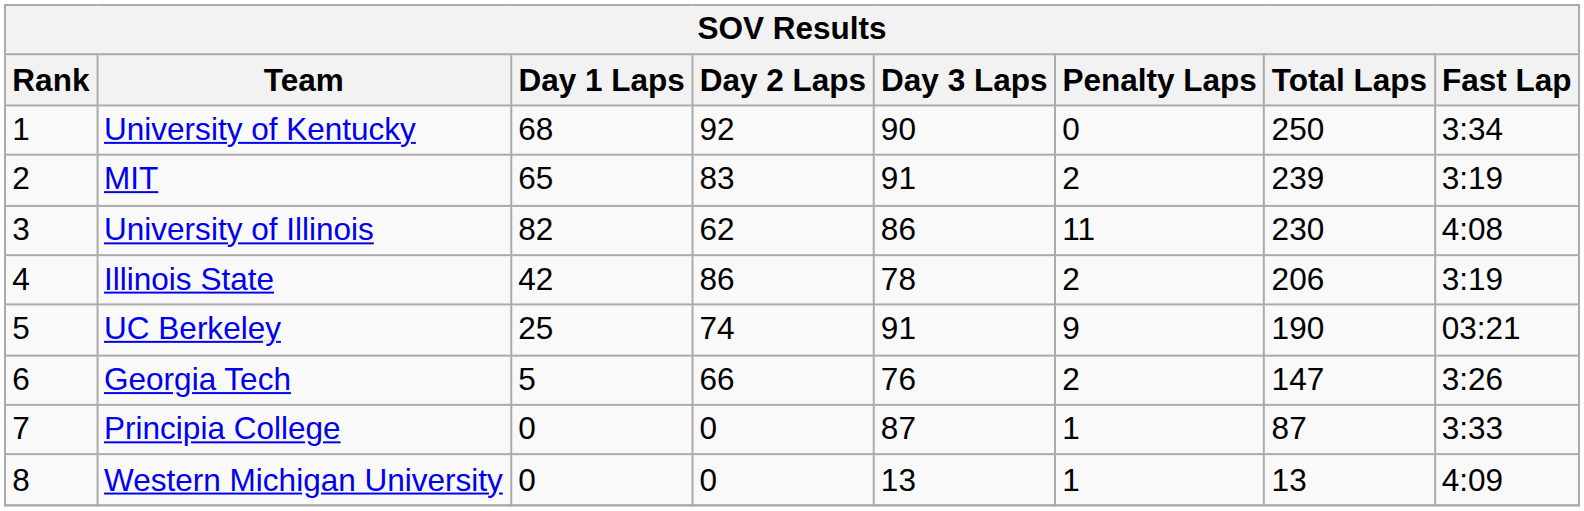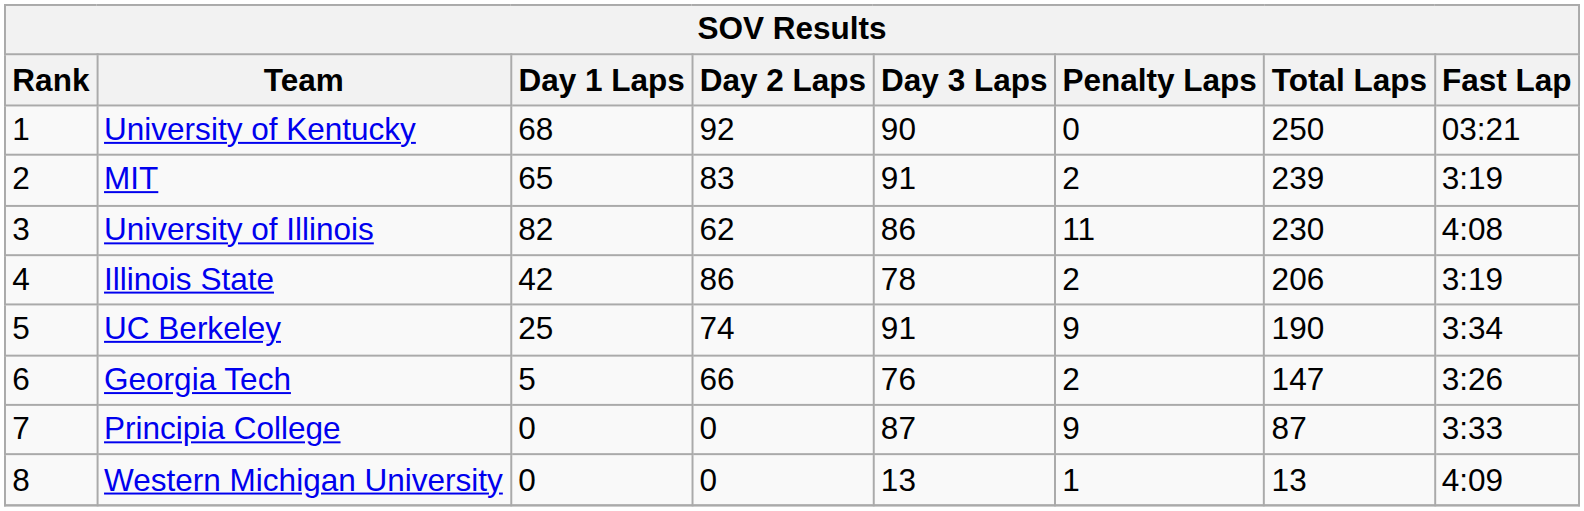(1472, 129) 3:34 -> (1481, 129) 03:21
(1481, 329) 03:21 -> (1472, 329) 3:34
(1071, 429) 1 -> (1071, 429) 9
